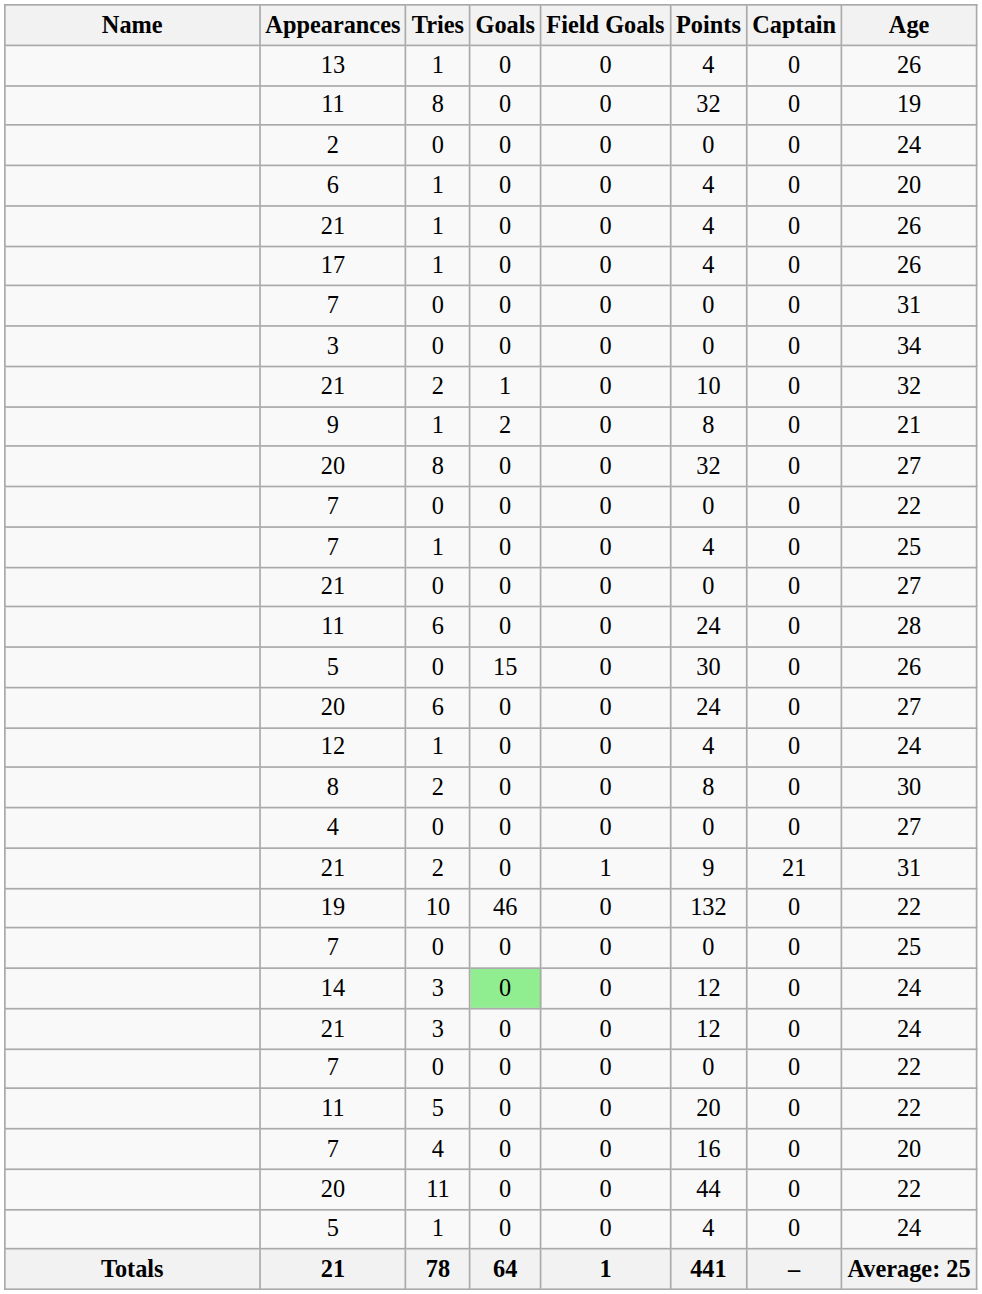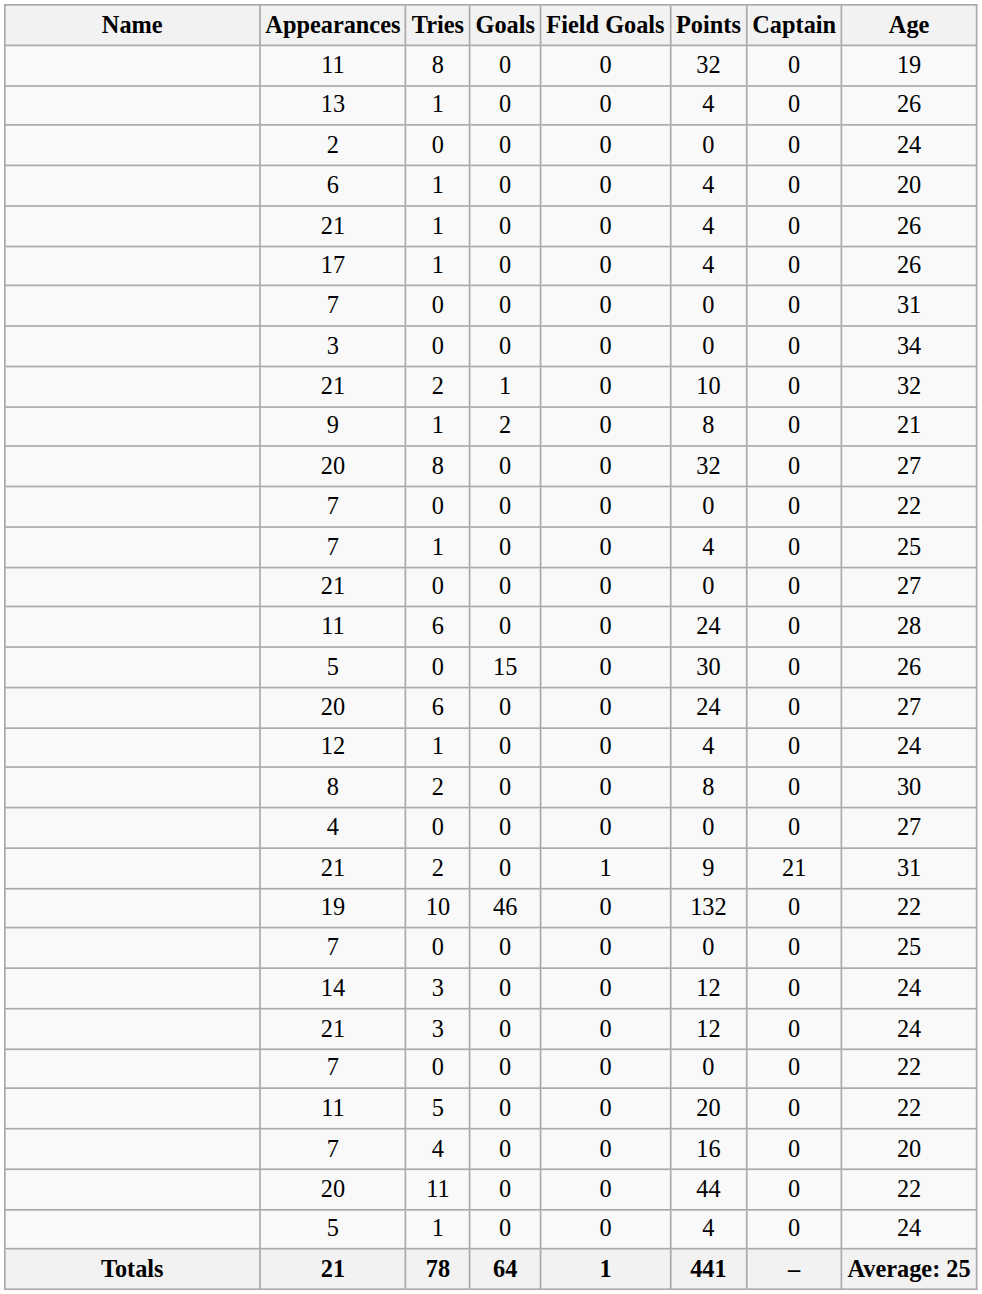rows swapped: (333, 65) <-> (333, 105)
(505, 988) lightgreen background -> (505, 988) no background
